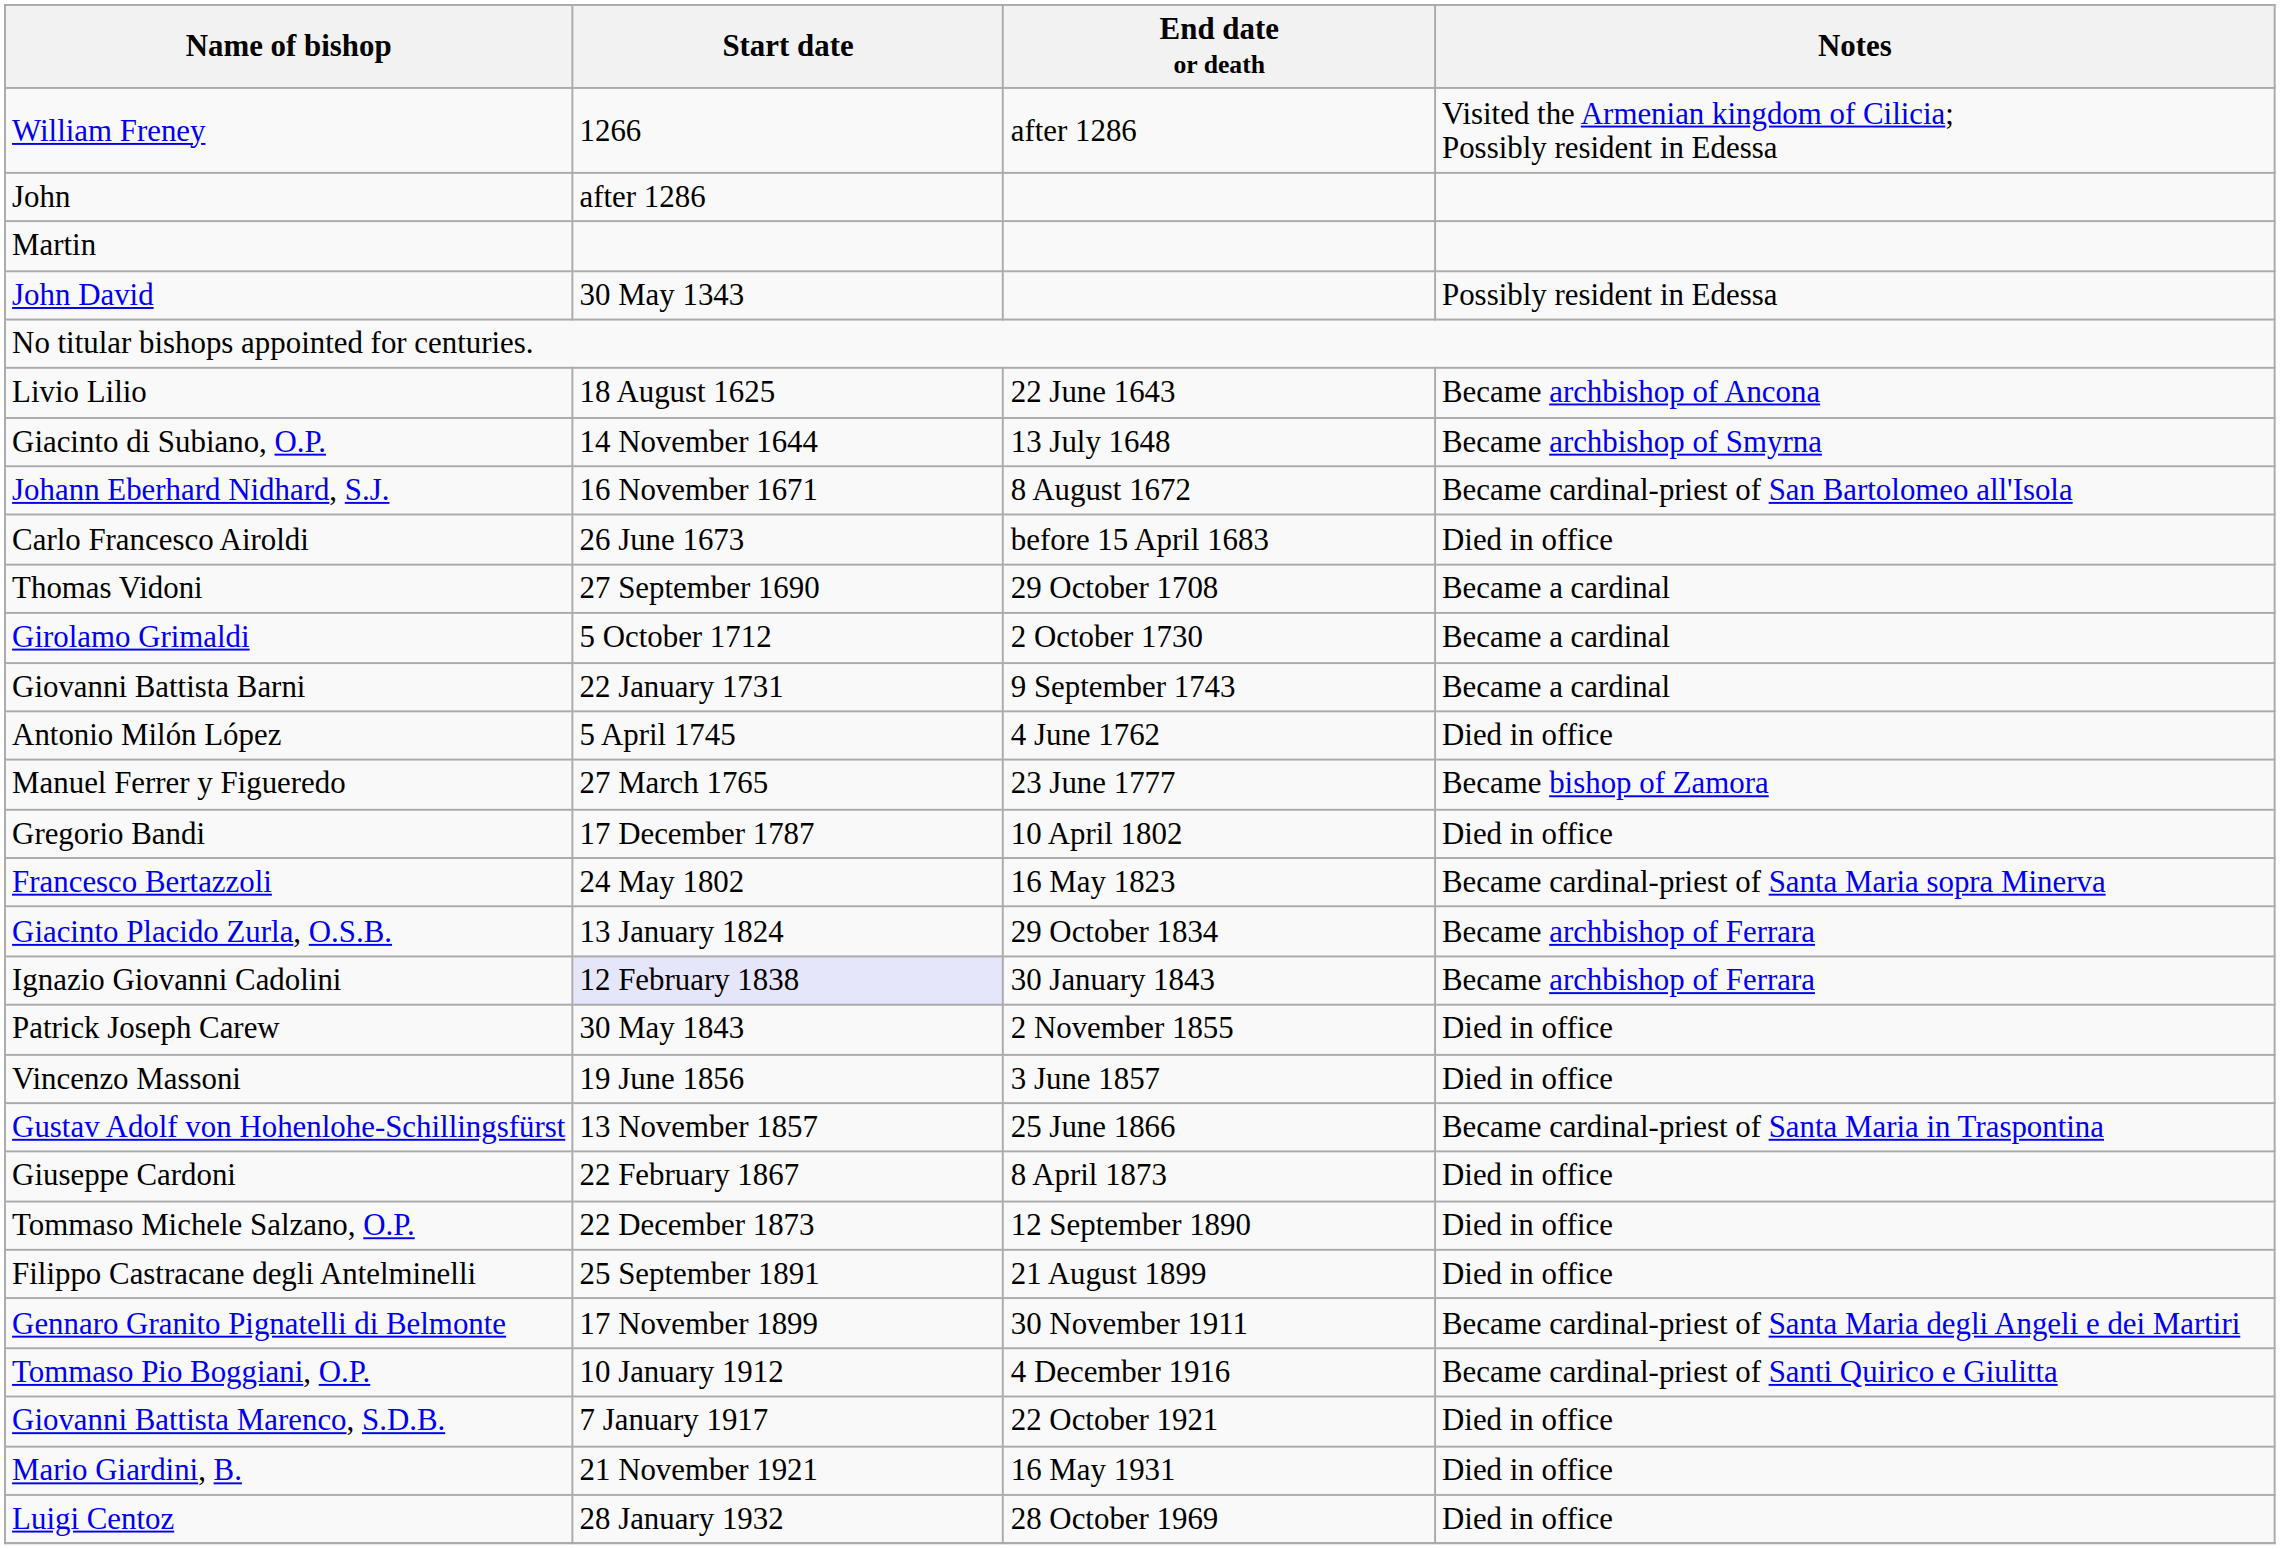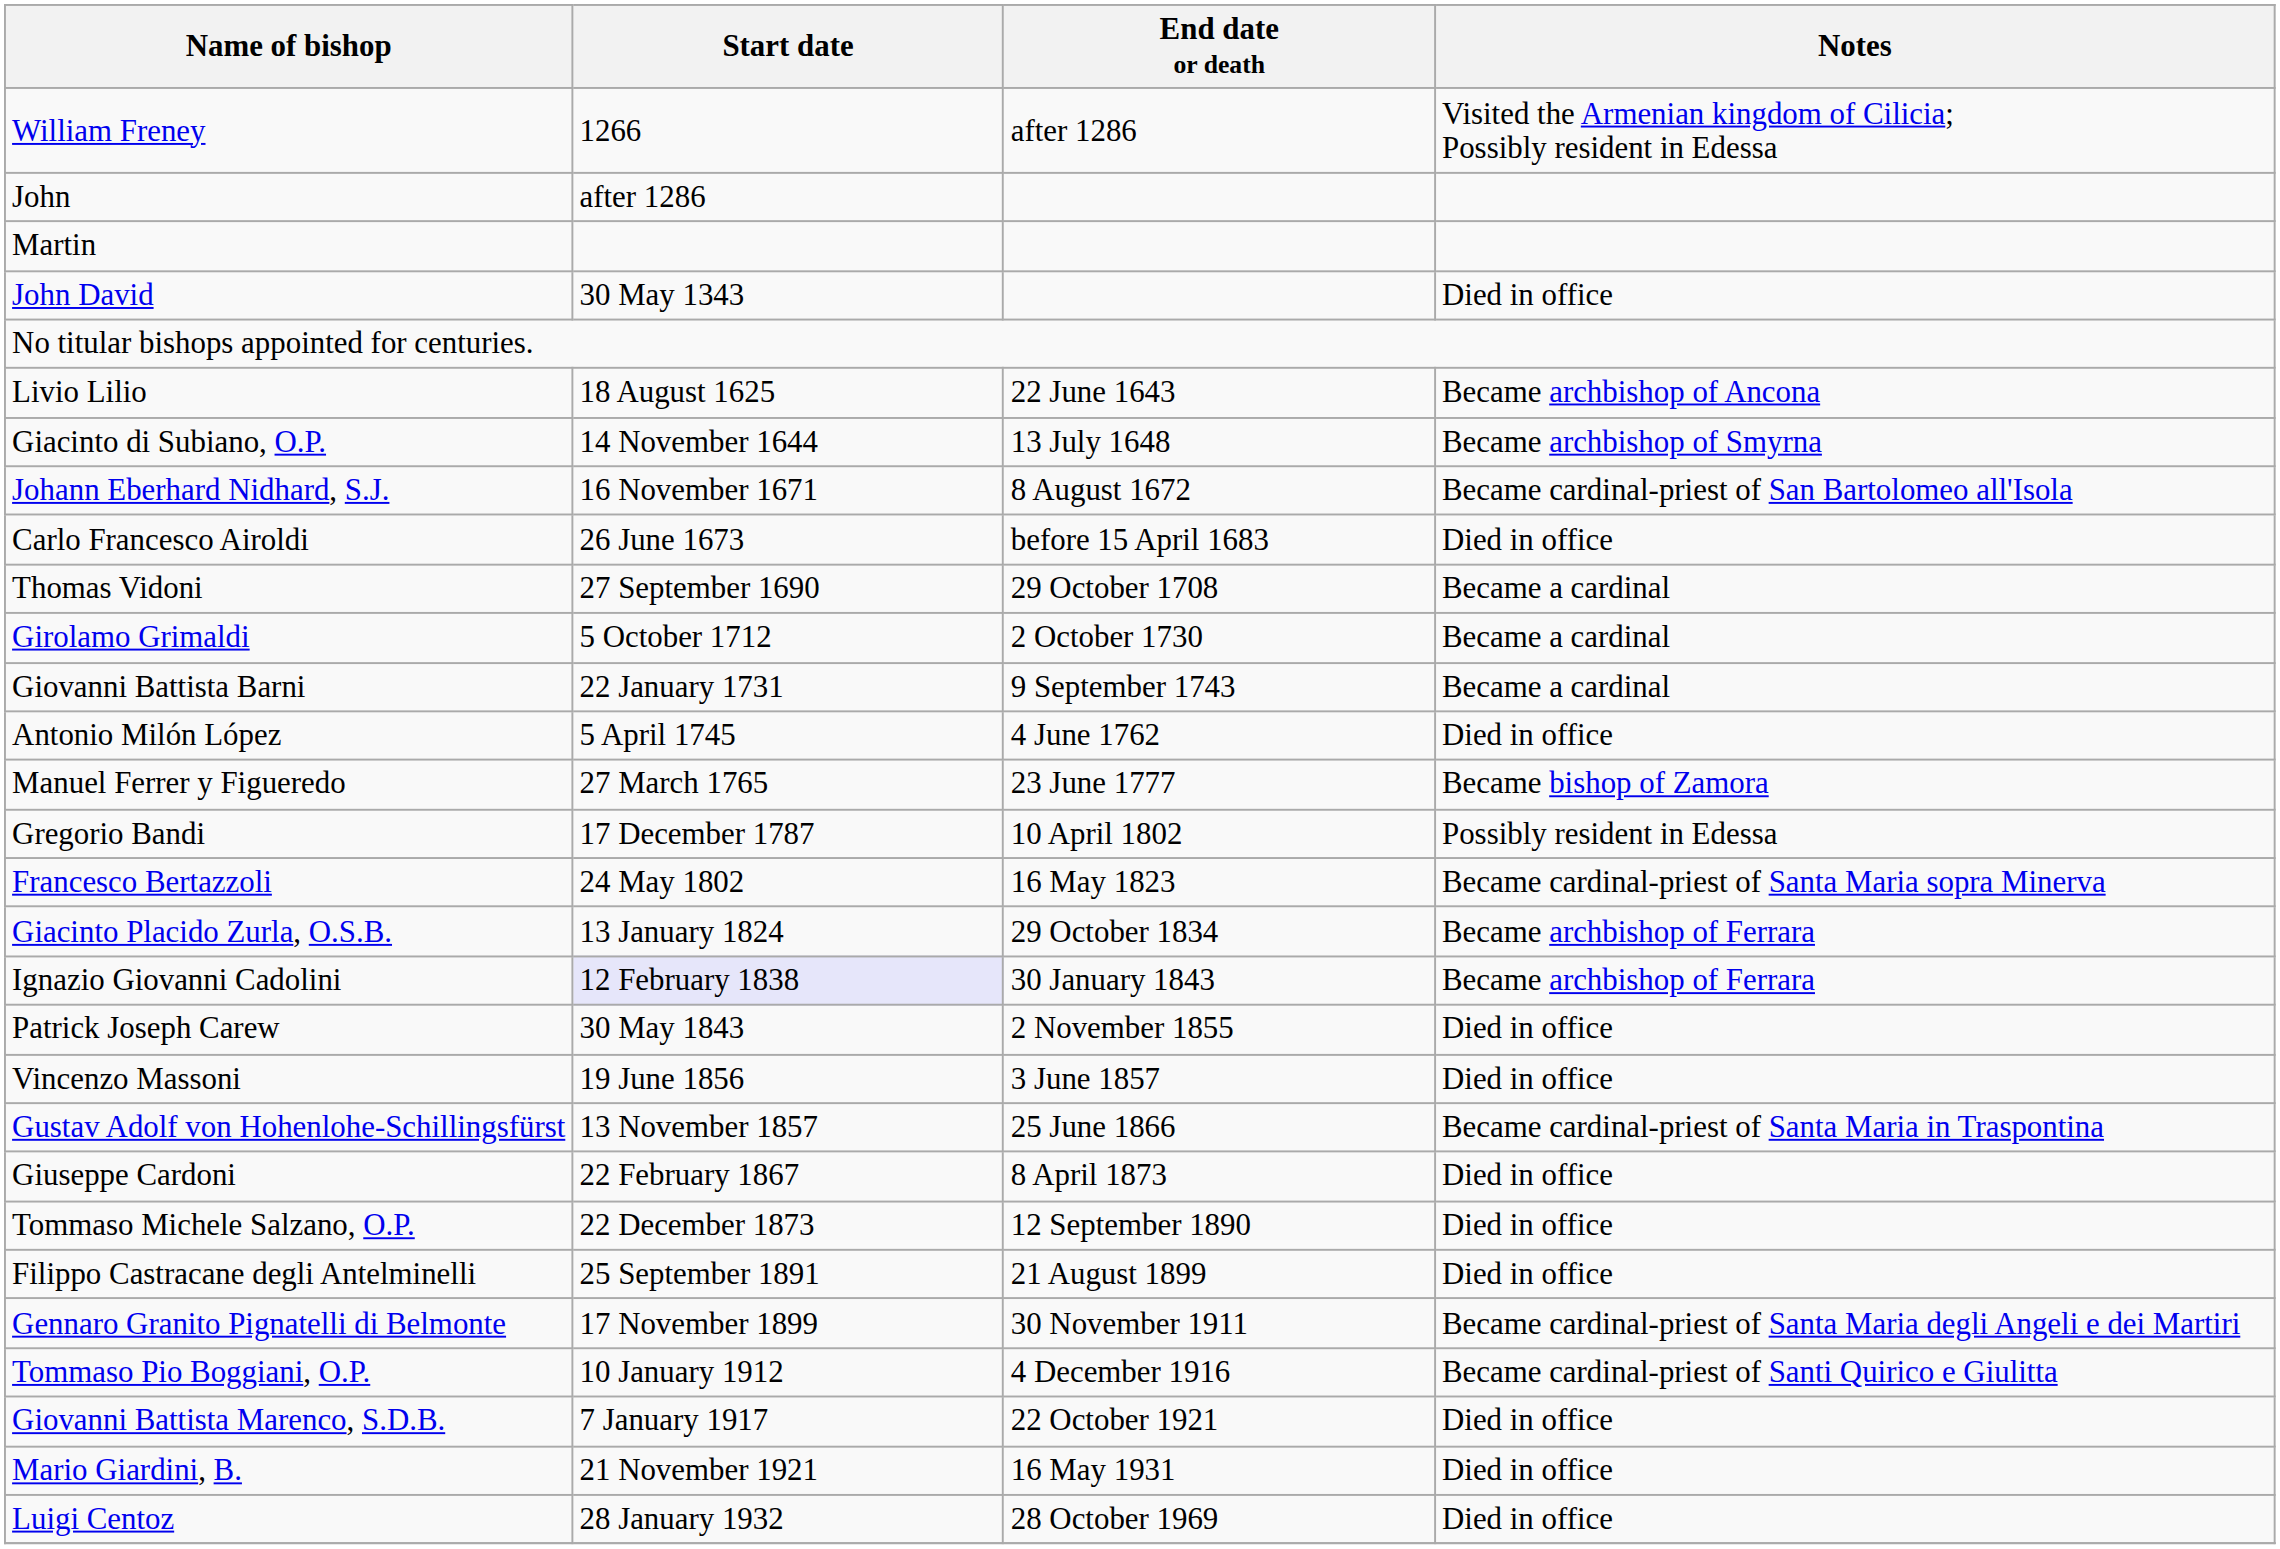(1610, 294) Possibly resident in Edessa -> (1527, 294) Died in office
(1527, 833) Died in office -> (1610, 833) Possibly resident in Edessa
